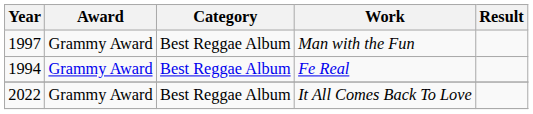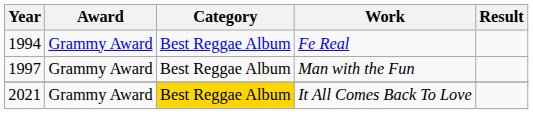rows swapped: (324, 69) <-> (356, 43)
(25, 95) 2022 -> (25, 95) 2021
(225, 95) no background -> (225, 95) gold background
